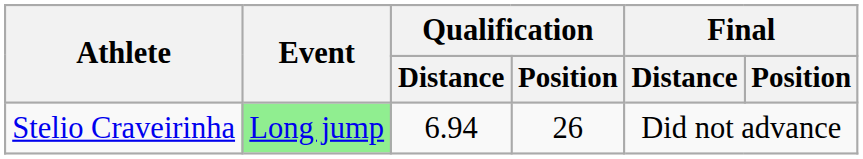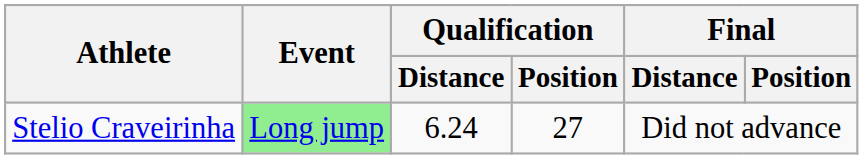(451, 128) 6.94 -> (451, 128) 6.24
(568, 128) 26 -> (568, 128) 27
